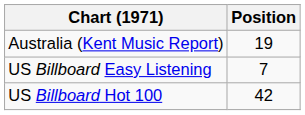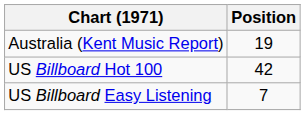rows swapped: (110, 69) <-> (85, 95)
